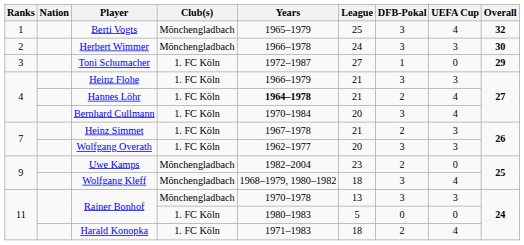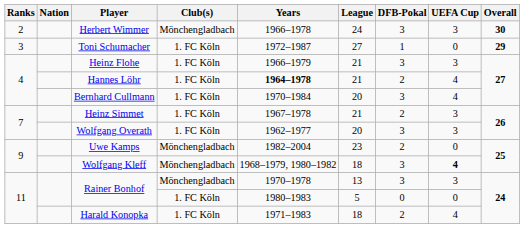- row: (114, 29)
(455, 180) normal -> (455, 163) bold
